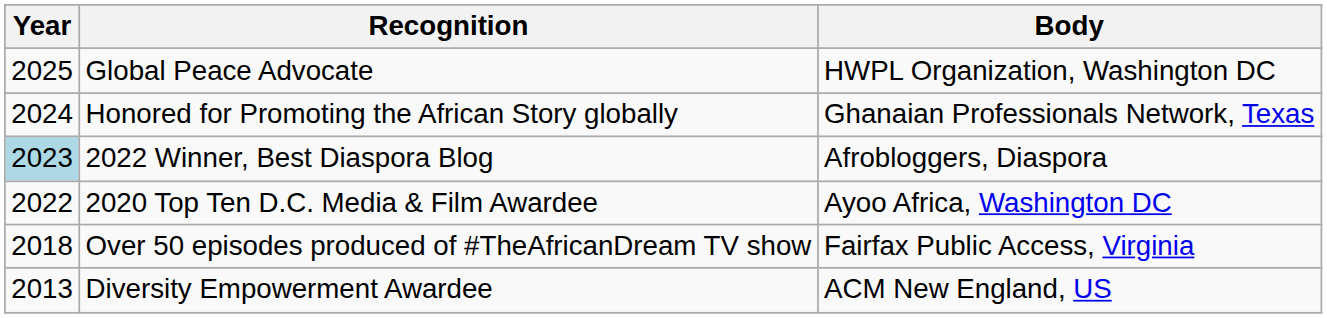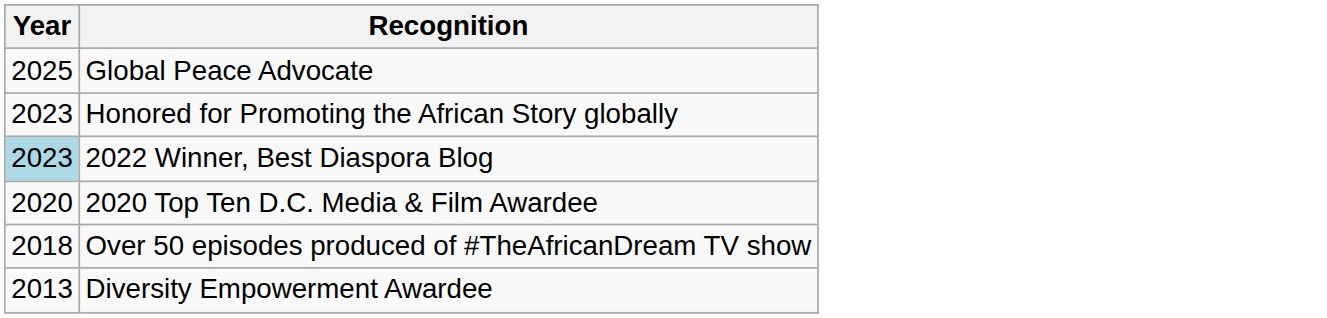- column: (1069, 26)
(42, 114) 2024 -> (42, 114) 2023
(42, 202) 2022 -> (42, 202) 2020
